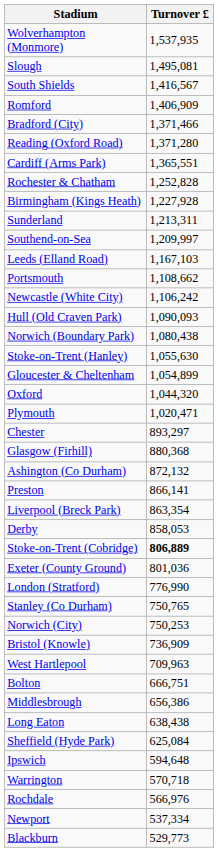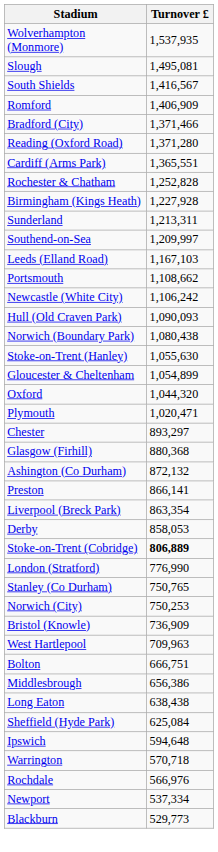- row: (67, 567)
